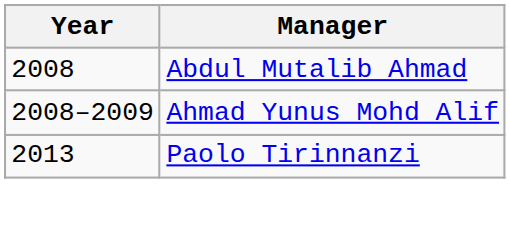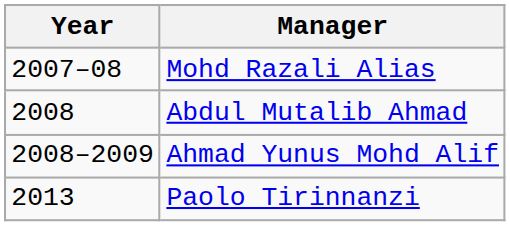+ row: (301, 70)
